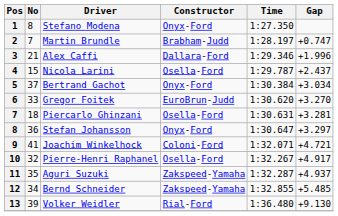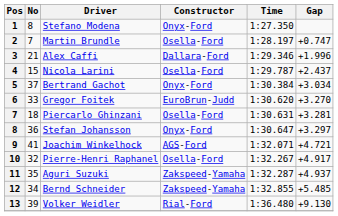(196, 42) Brabham-Judd -> (193, 42) Osella-Ford
(193, 145) Coloni-Ford -> (185, 145) AGS-Ford
